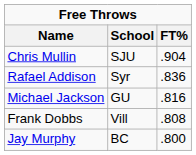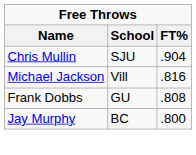- row: (52, 77)
(120, 98) GU -> (119, 77) Vill
(119, 118) Vill -> (120, 98) GU
